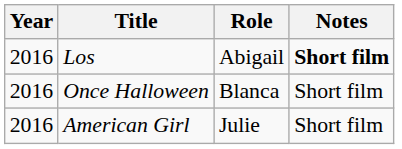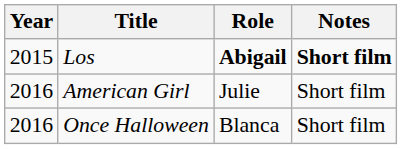(31, 56) 2016 -> (31, 56) 2015
(252, 56) normal -> (253, 56) bold
rows swapped: (126, 125) <-> (136, 90)
